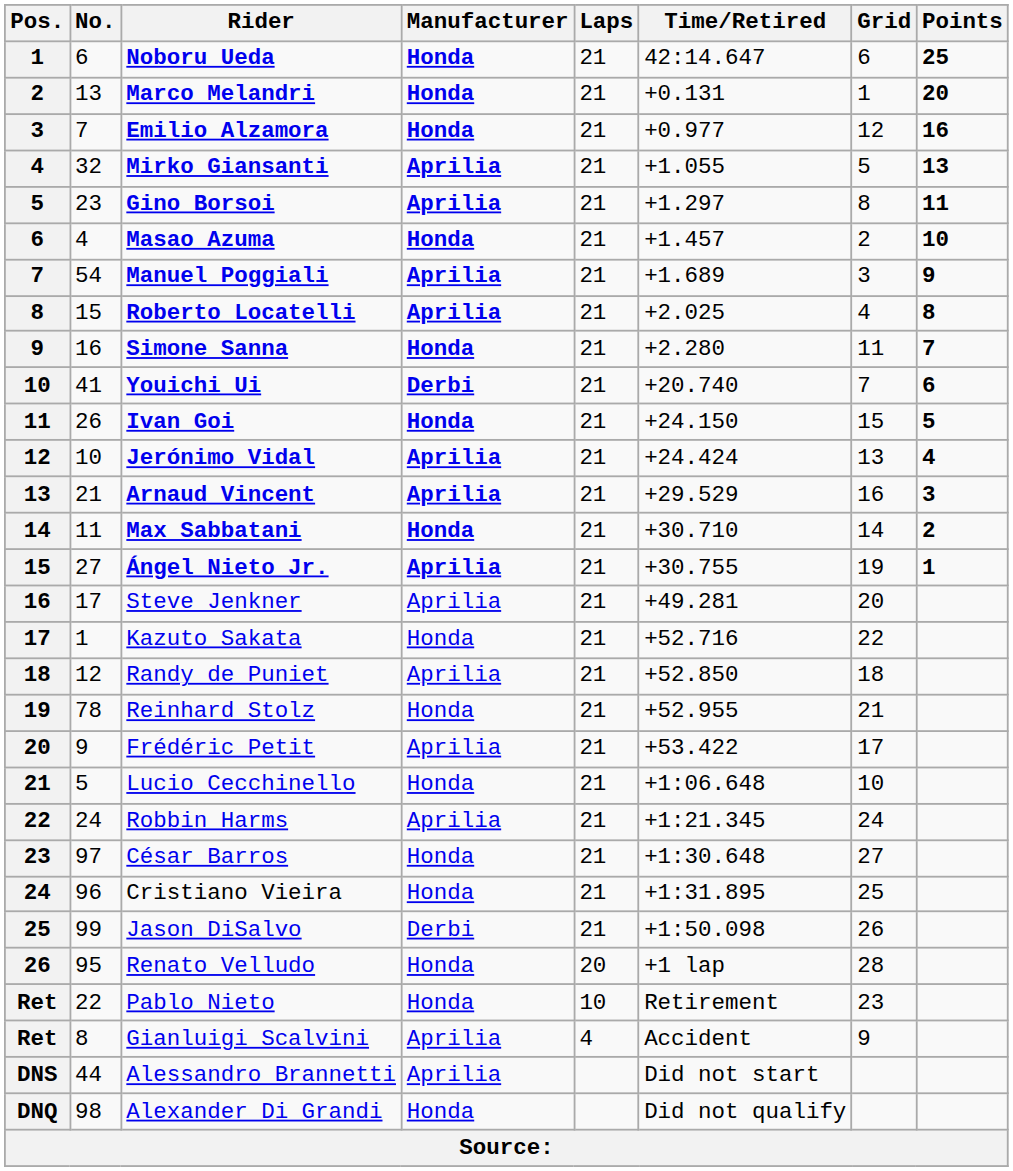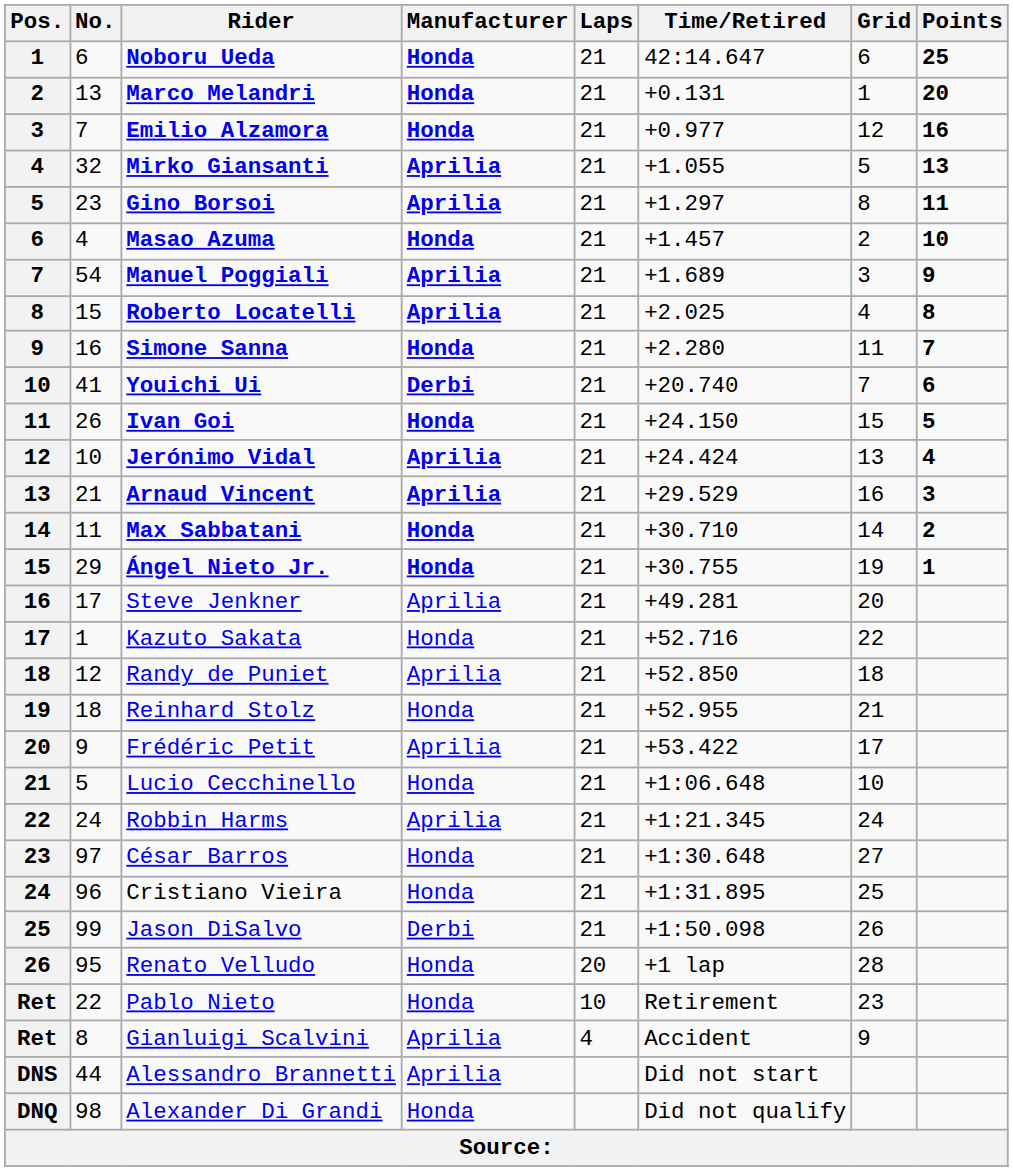(89, 568) 27 -> (89, 568) 29
(454, 568) Aprilia -> (441, 568) Honda
(89, 713) 78 -> (89, 713) 18
